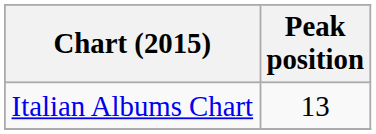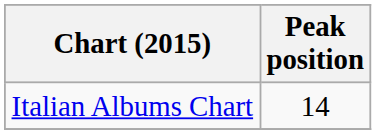(315, 105) 13 -> (315, 105) 14
